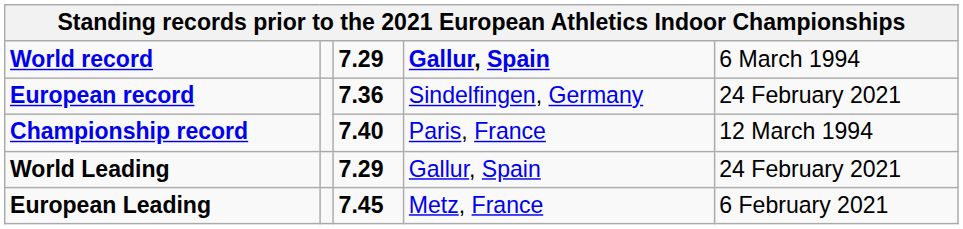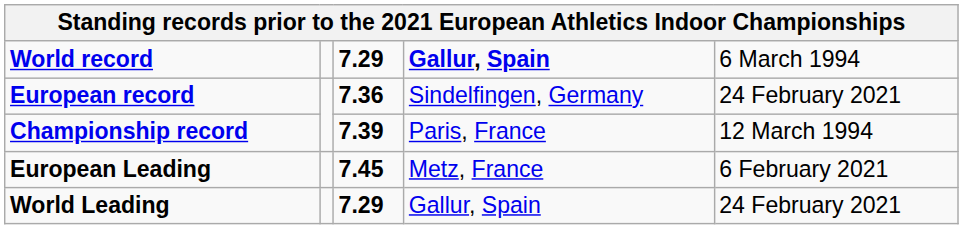(361, 132) 7.40 -> (361, 132) 7.39
rows swapped: (90, 168) <-> (111, 205)
